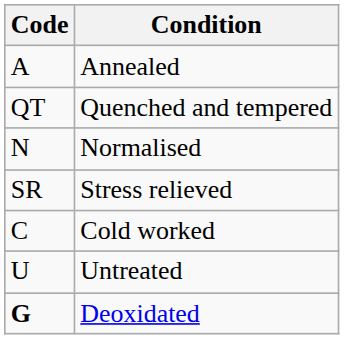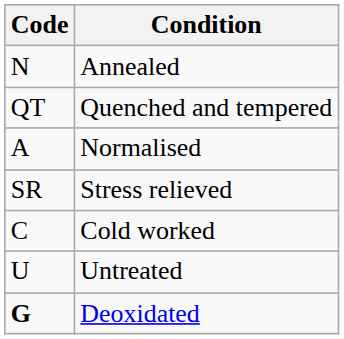(20, 66) A -> (20, 66) N
(20, 148) N -> (20, 148) A
